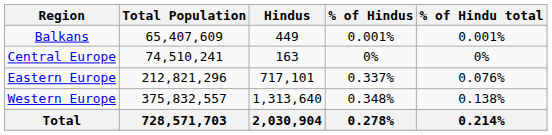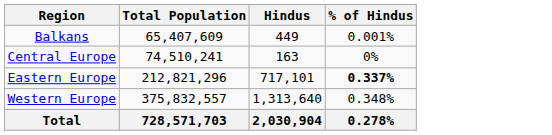- column: (481, 15)
(371, 78) normal -> (371, 78) bold
